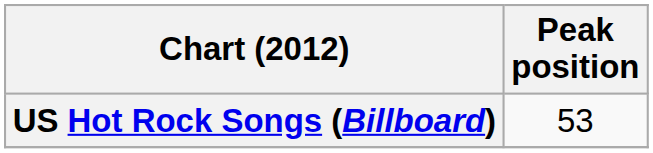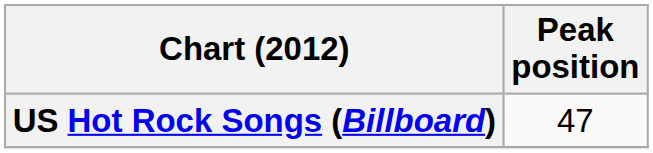(575, 119) 53 -> (575, 119) 47
